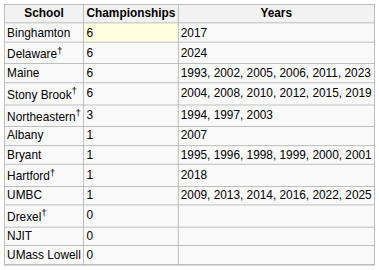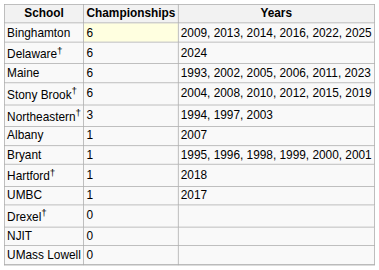(194, 32) 2017 -> (276, 32) 2009, 2013, 2014, 2016, 2022, 2025
(276, 195) 2009, 2013, 2014, 2016, 2022, 2025 -> (194, 195) 2017
